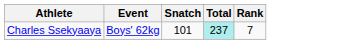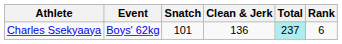+ column: (239, 13)
(250, 31) 7 -> (321, 31) 6
